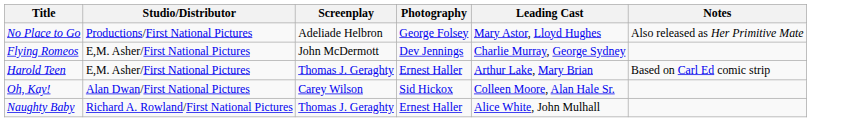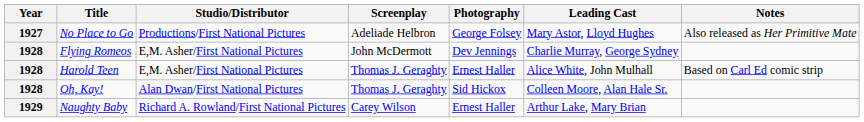+ column: (31, 13)
(533, 70) Arthur Lake, Mary Brian -> (590, 70) Alice White, John Mulhall
(331, 88) Carey Wilson -> (399, 88) Thomas J. Geraghty
(346, 107) Thomas J. Geraghty -> (383, 107) Carey Wilson
(537, 107) Alice White, John Mulhall -> (586, 107) Arthur Lake, Mary Brian
